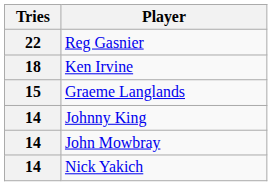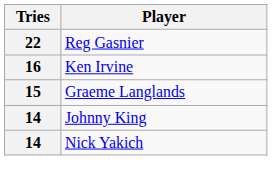(33, 67) 18 -> (33, 67) 16
- row: (113, 142)
